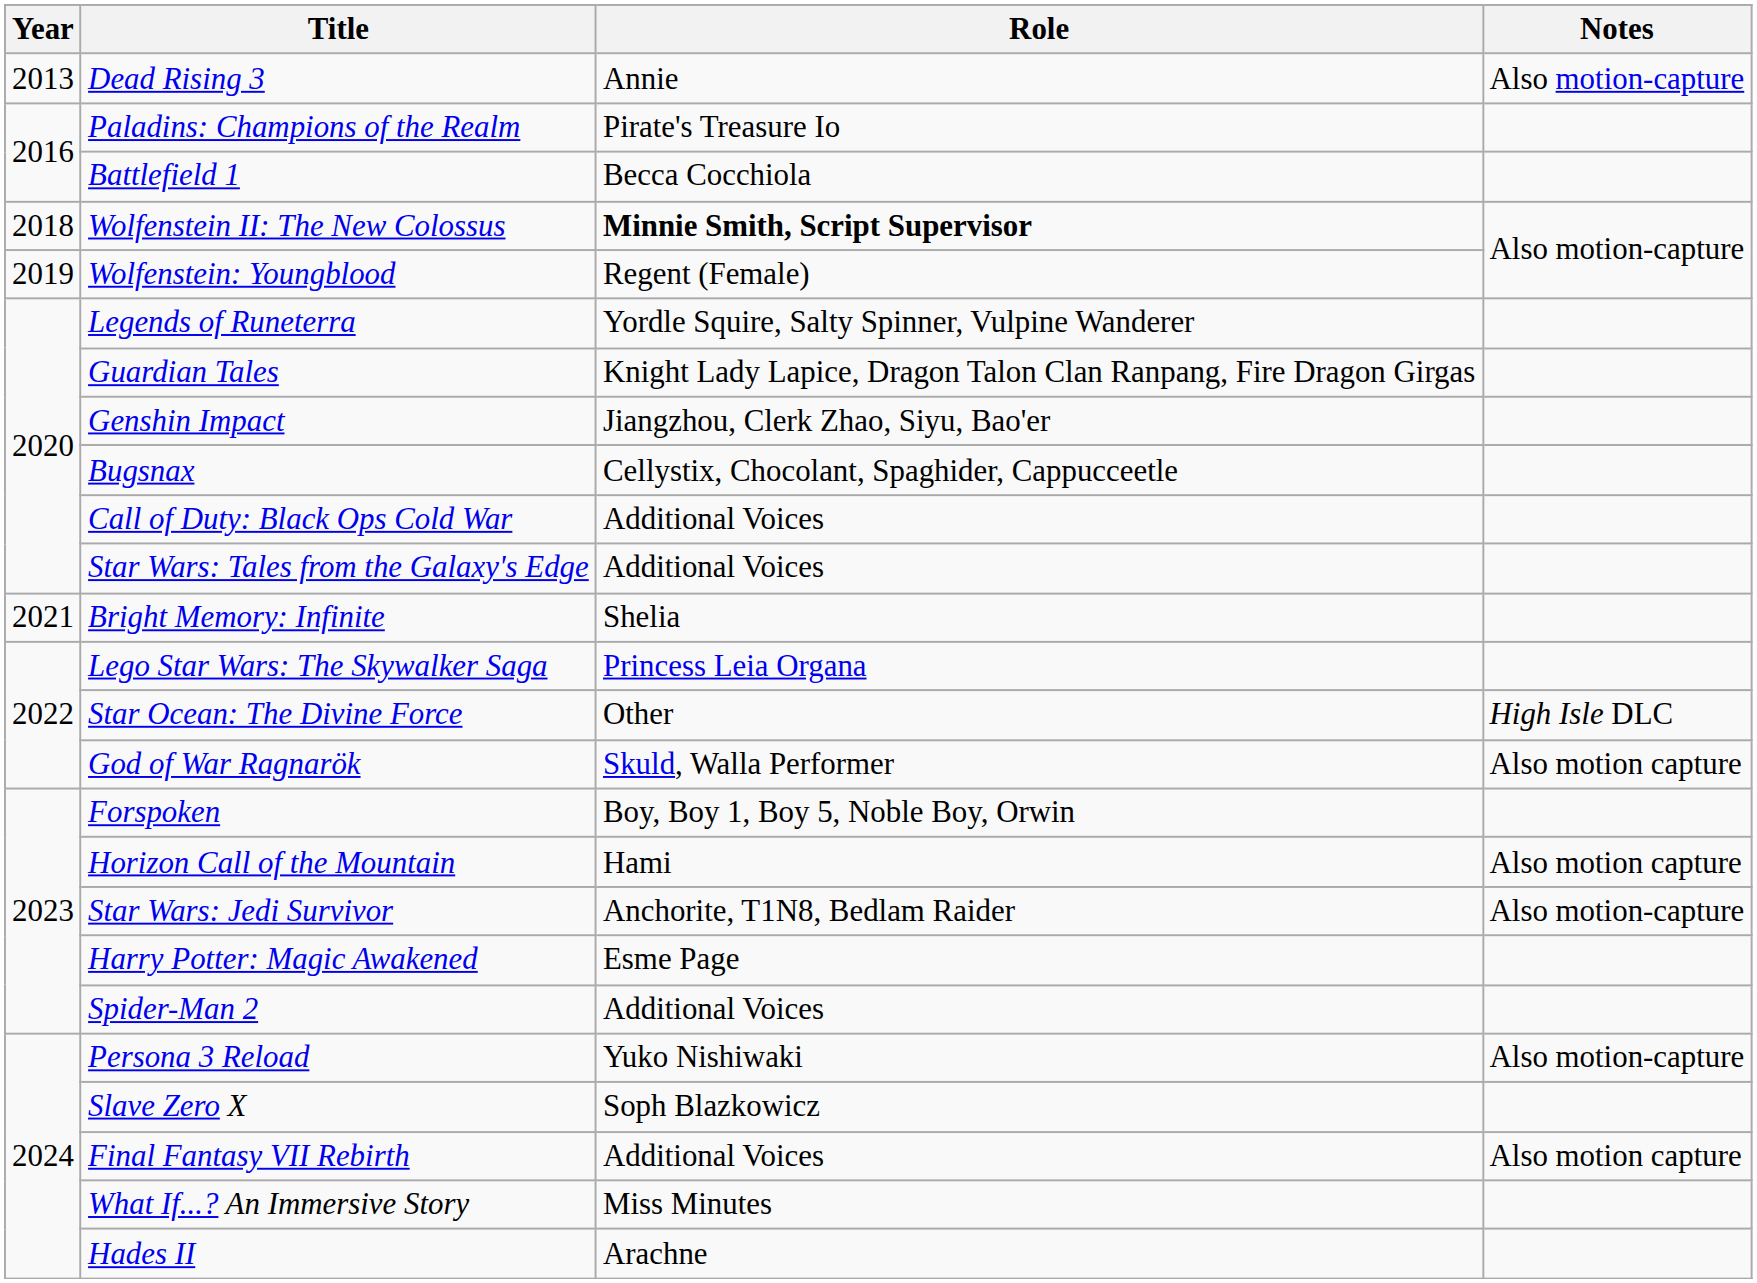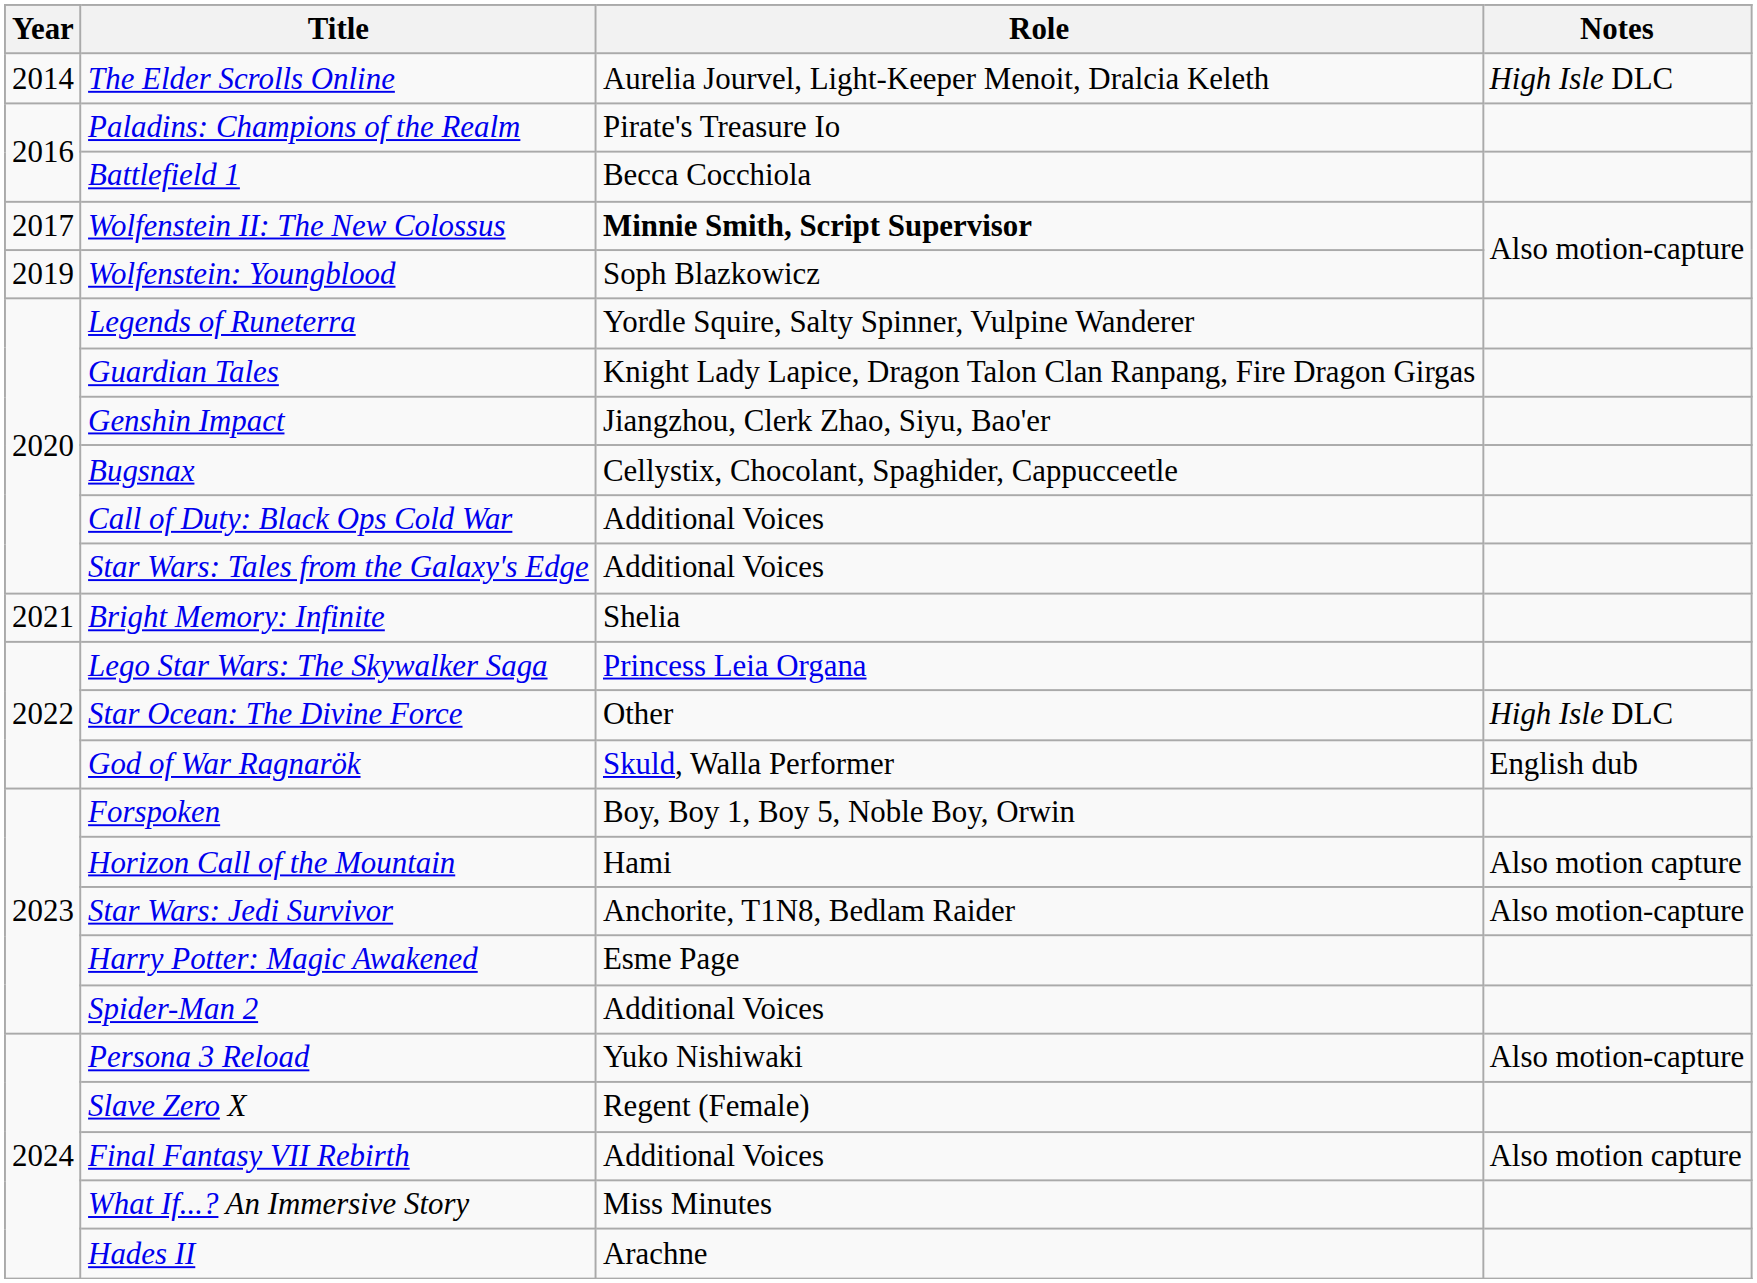- row: (176, 77)
+ row: (241, 77)
(43, 224) 2018 -> (43, 224) 2017
(706, 273) Regent (Female) -> (711, 273) Soph Blazkowicz
(1616, 763) Also motion capture -> (1564, 763) English dub
(711, 1106) Soph Blazkowicz -> (706, 1106) Regent (Female)
